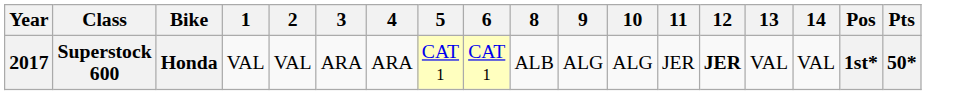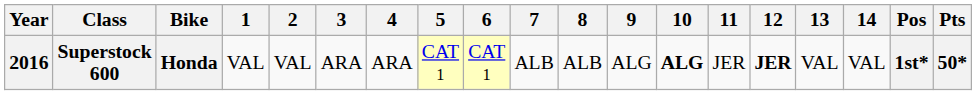+ column: (534, 20)
(29, 62) 2017 -> (29, 62) 2016
(633, 62) normal -> (682, 62) bold
